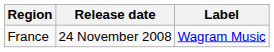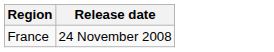- column: (222, 15)
